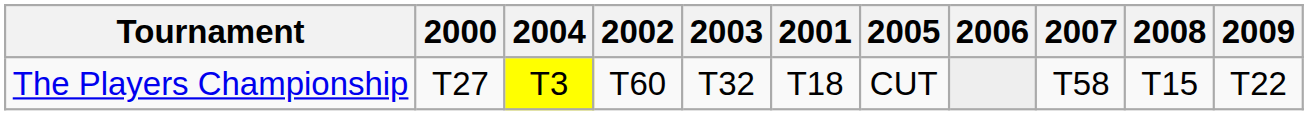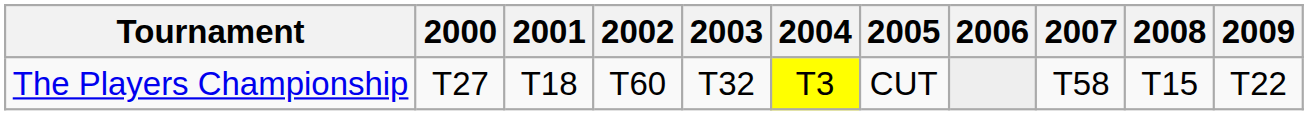columns swapped: (815, 31) <-> (549, 31)
